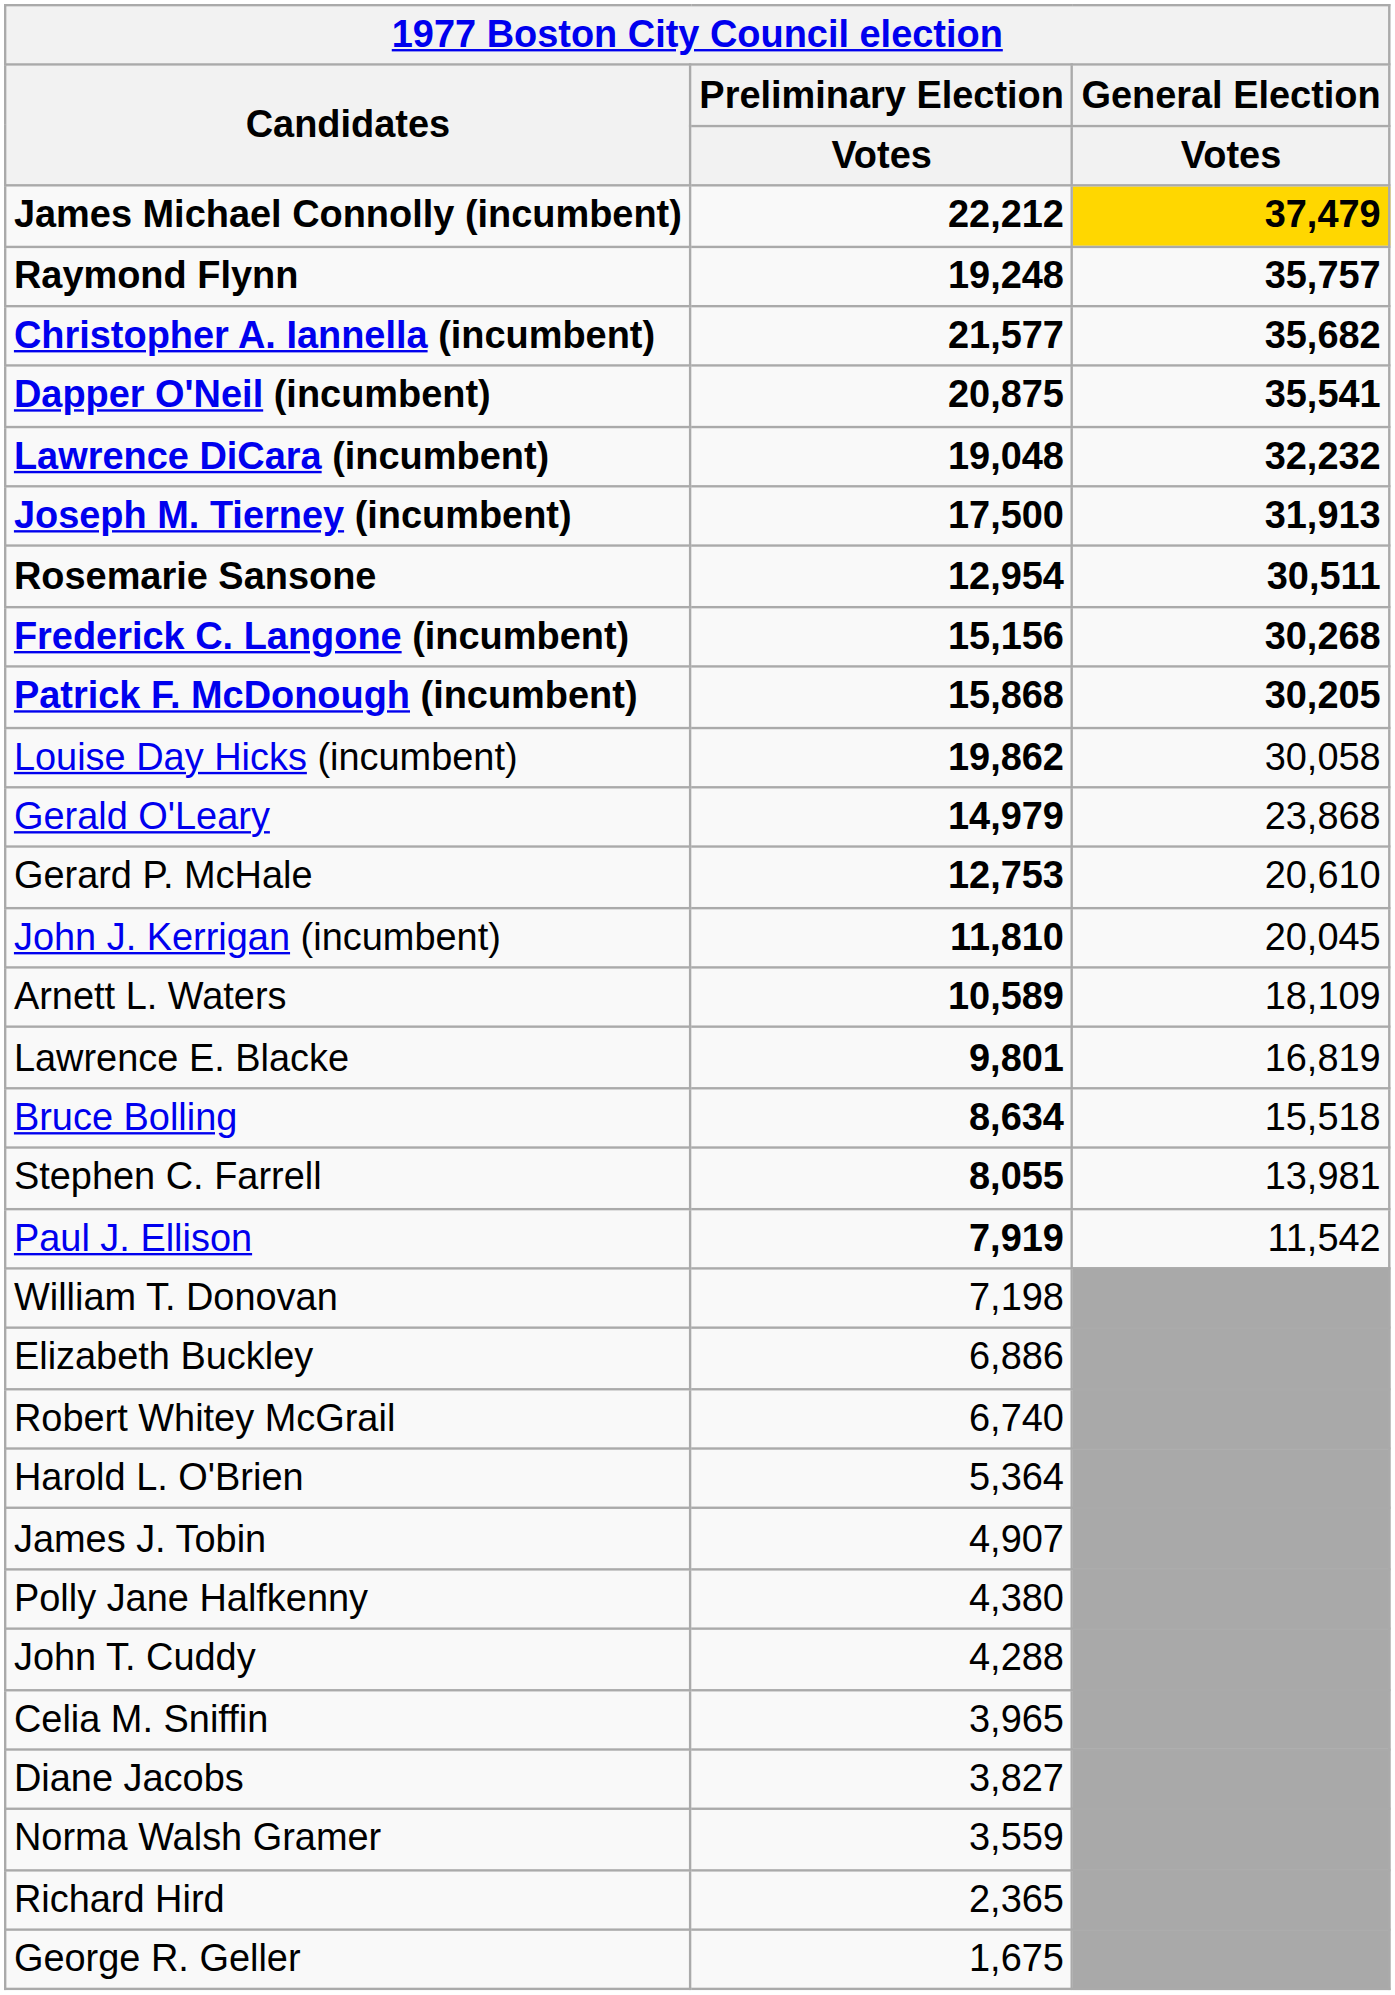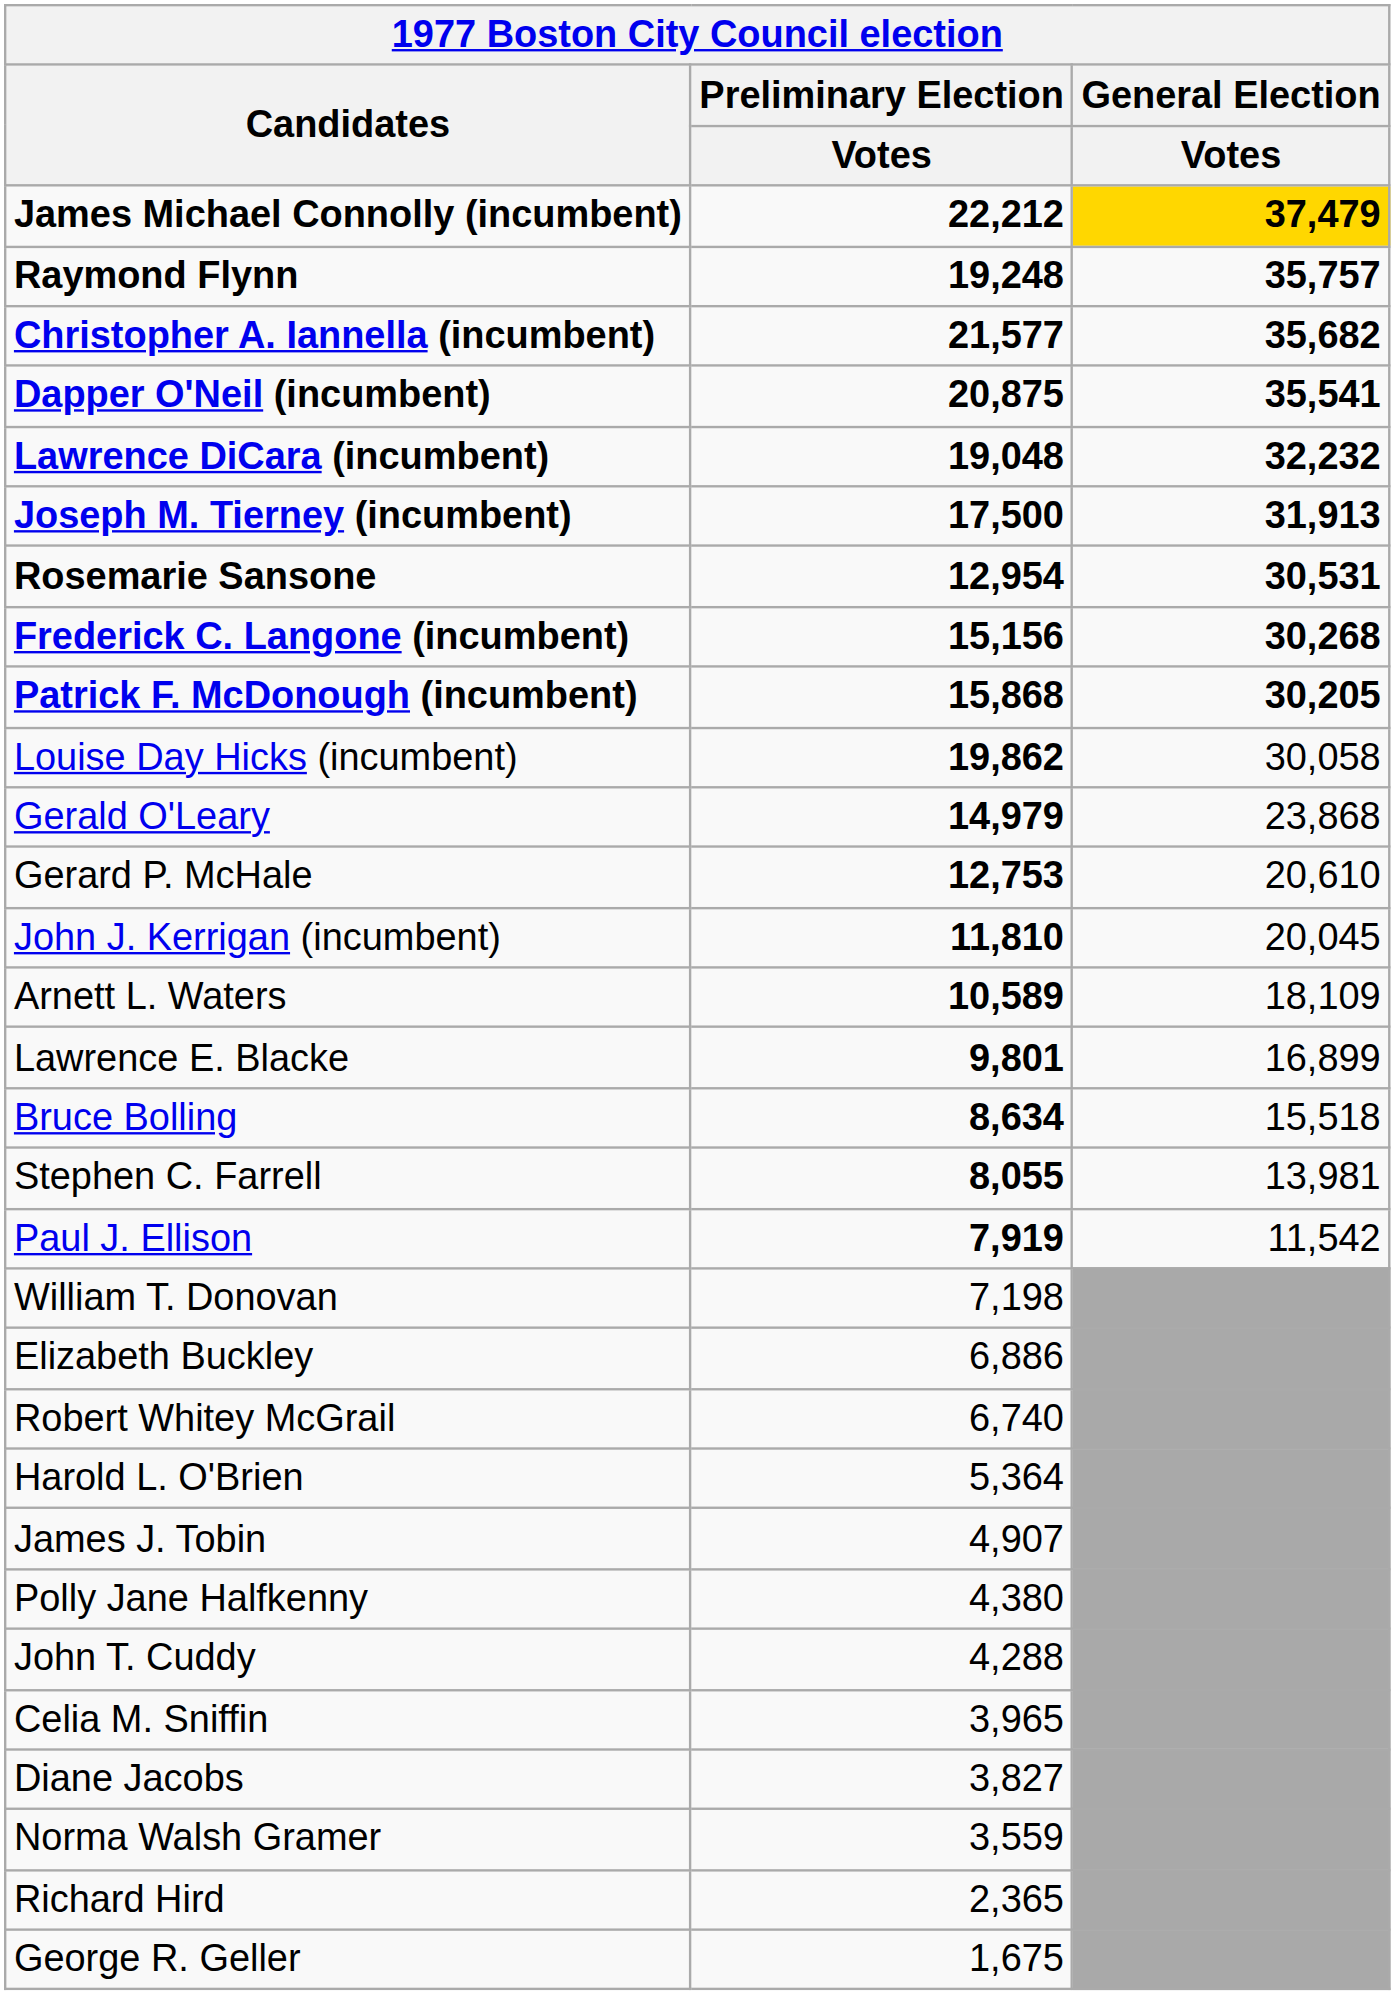(1324, 575) 30,511 -> (1323, 575) 30,531
(1323, 1056) 16,819 -> (1323, 1056) 16,899
